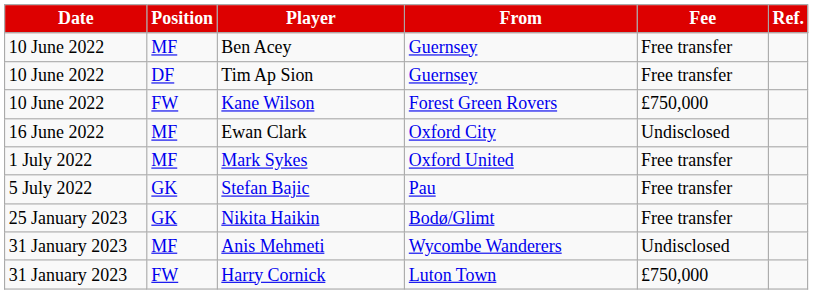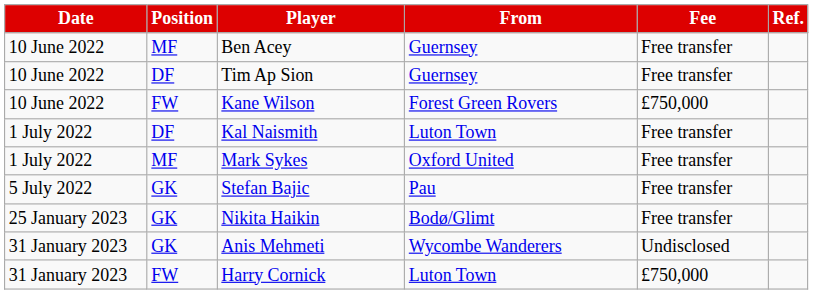- row: (264, 132)
+ row: (269, 132)
(164, 246) MF -> (164, 246) GK
